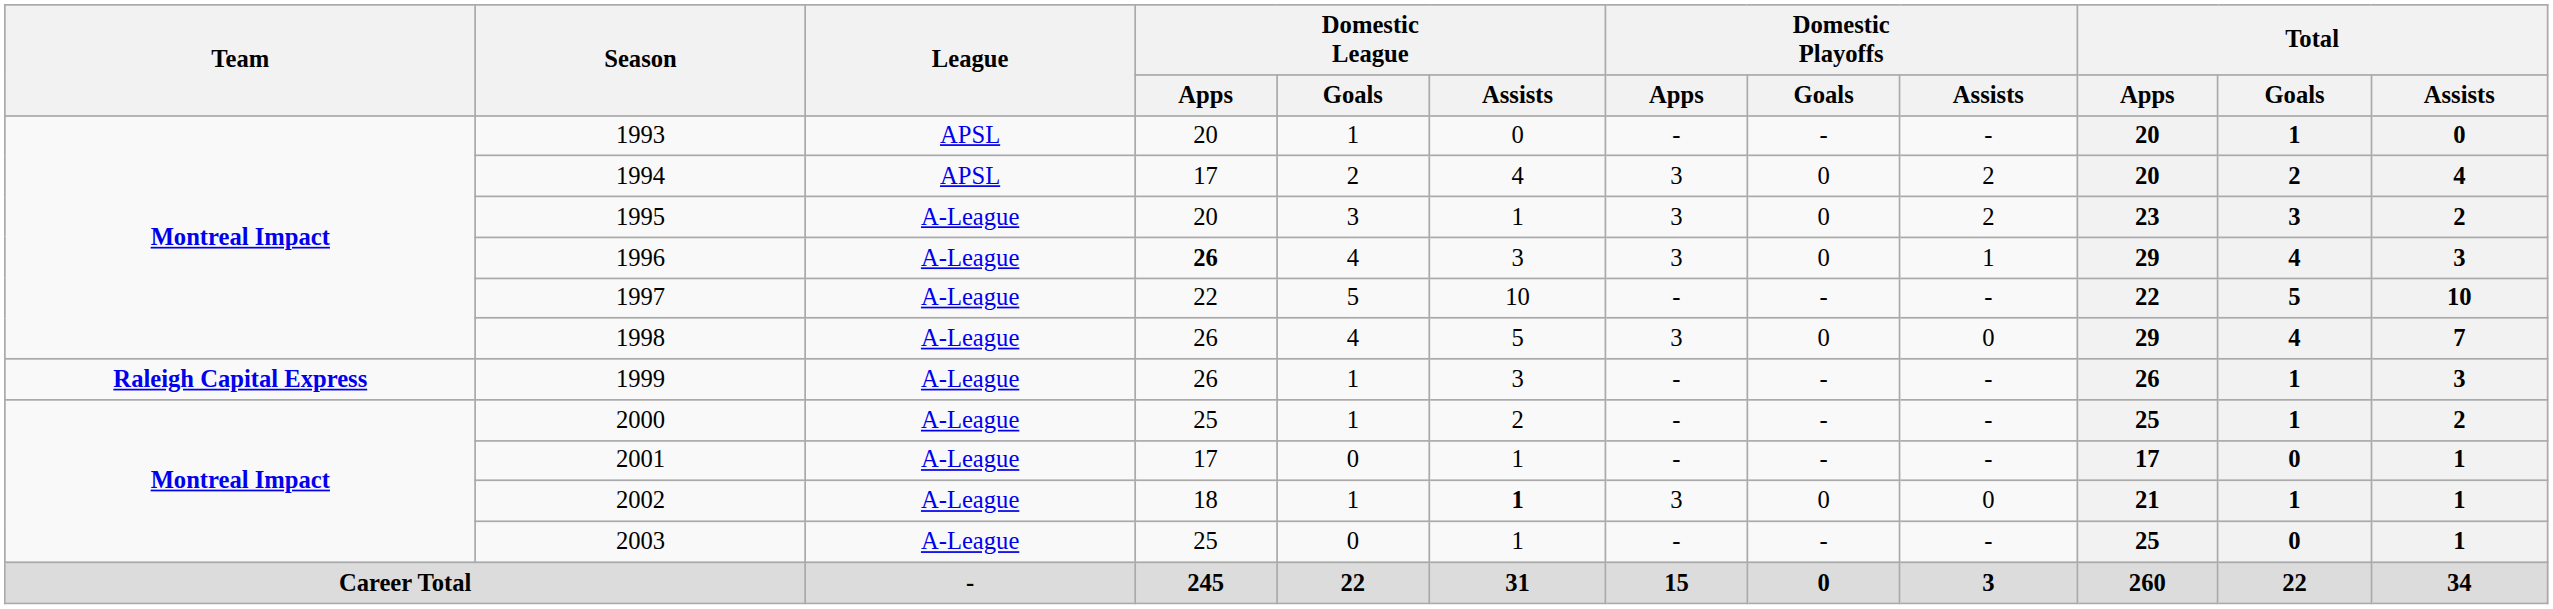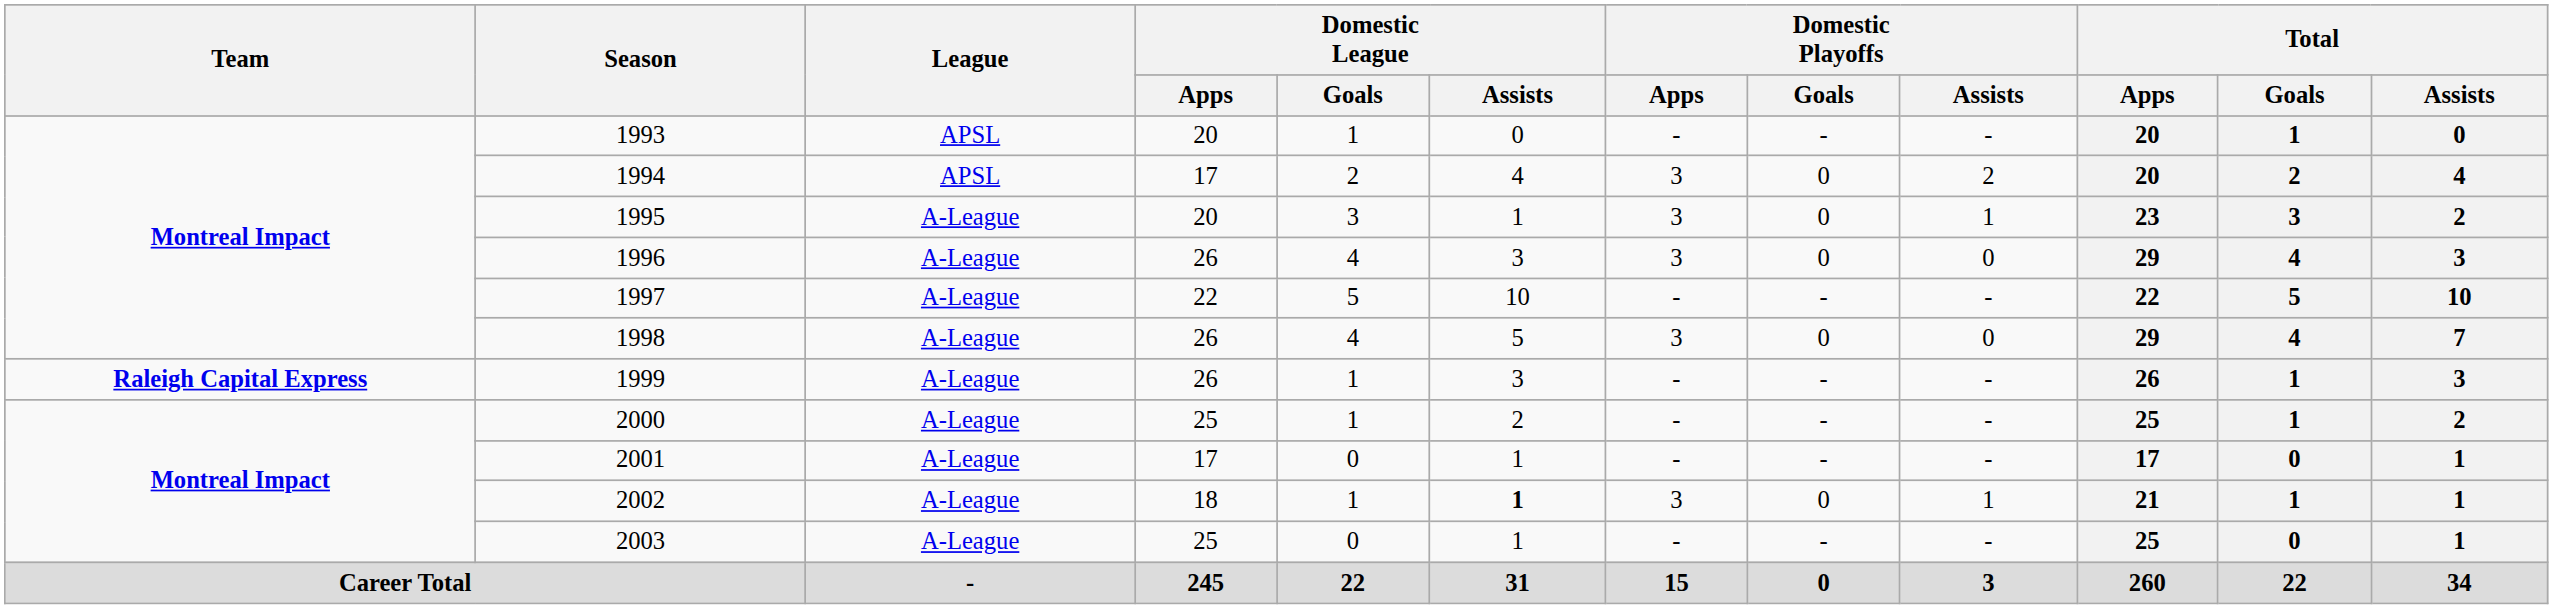(1988, 216) 2 -> (1988, 216) 1
(1206, 257) bold -> (1206, 257) normal
(1988, 257) 1 -> (1988, 257) 0
(1988, 501) 0 -> (1988, 501) 1
